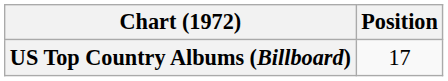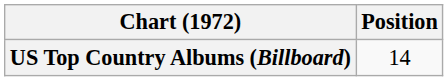(399, 57) 17 -> (399, 57) 14
